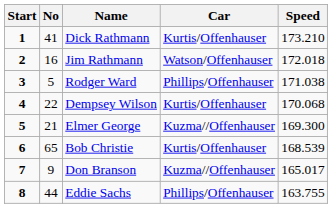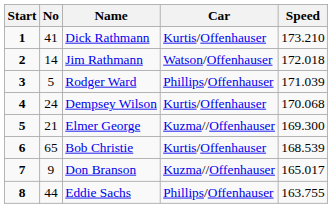(51, 59) 16 -> (51, 59) 14
(303, 81) 171.038 -> (303, 81) 171.039
(51, 103) 22 -> (51, 103) 24
